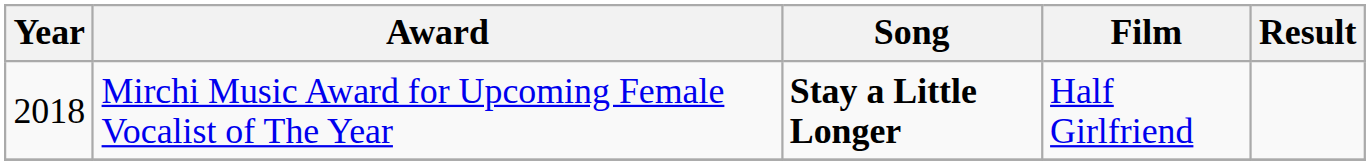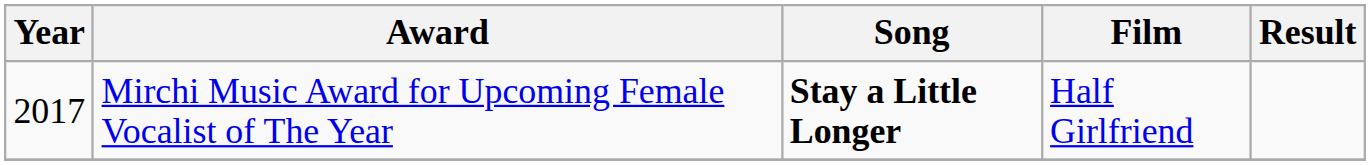(49, 109) 2018 -> (49, 109) 2017
